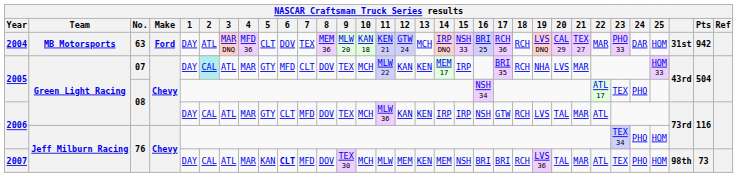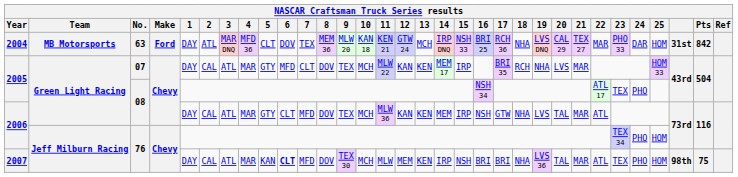(522, 43) RCH -> (522, 43) NHA
(704, 43) 942 -> (704, 43) 842
(209, 67) paleturquoise background -> (209, 67) no background
(444, 114) IRP -> (444, 114) MEM
(522, 114) RCH -> (522, 114) NHA
(444, 160) MEM -> (444, 160) IRP
(522, 160) RCH -> (522, 160) NHA
(704, 160) 73 -> (704, 160) 75
